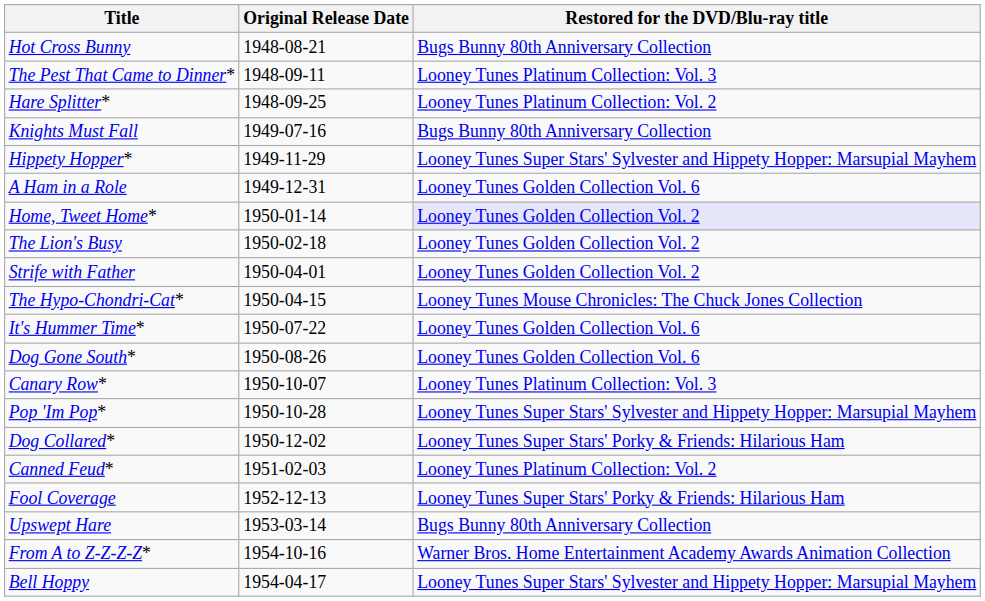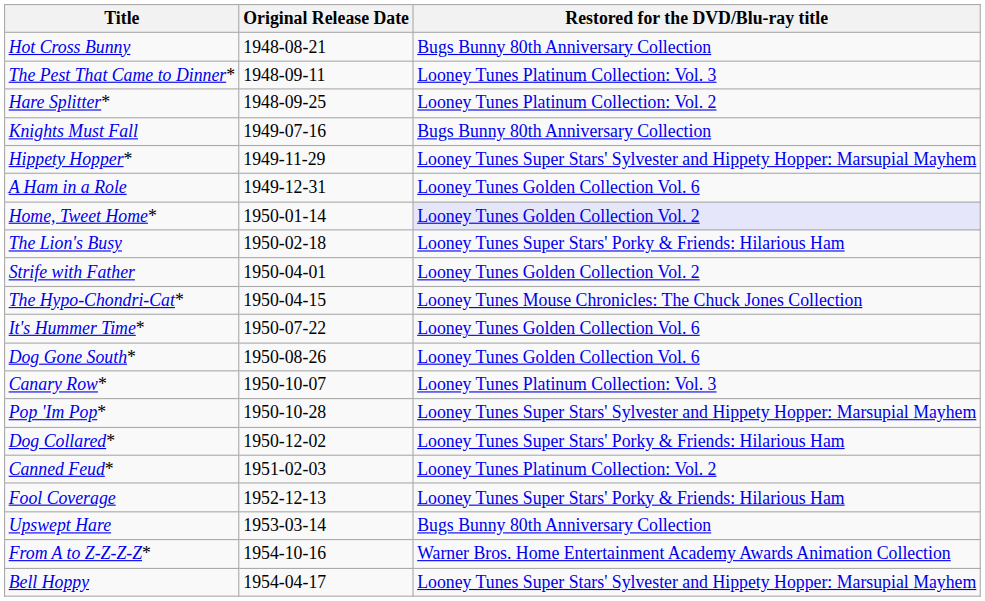(558, 243) Looney Tunes Golden Collection Vol. 2 -> (631, 243) Looney Tunes Super Stars' Porky & Friends: Hilarious Ham
